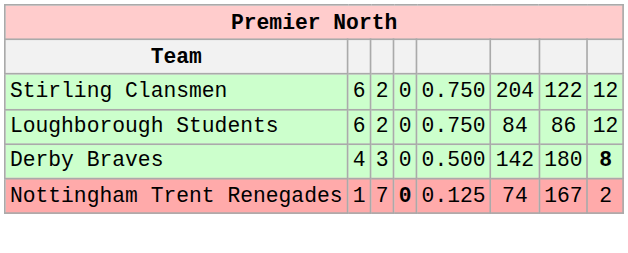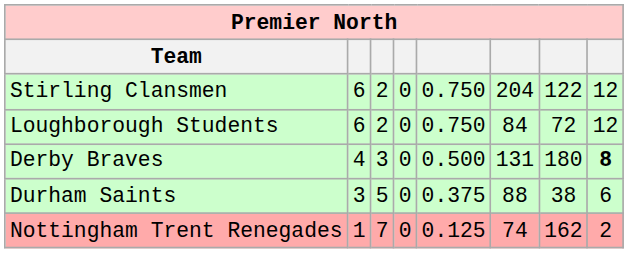(563, 126) 86 -> (563, 126) 72
(515, 161) 142 -> (515, 161) 131
+ row: (93, 196)
(405, 196) bold -> (405, 231) normal
(563, 196) 167 -> (563, 231) 162
